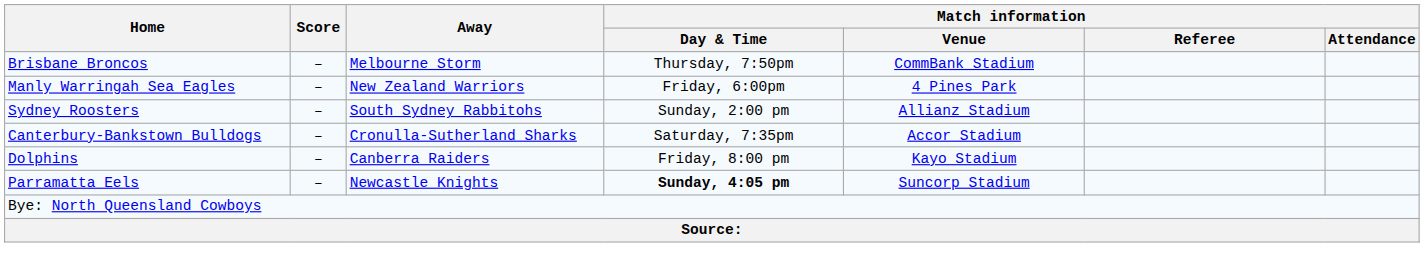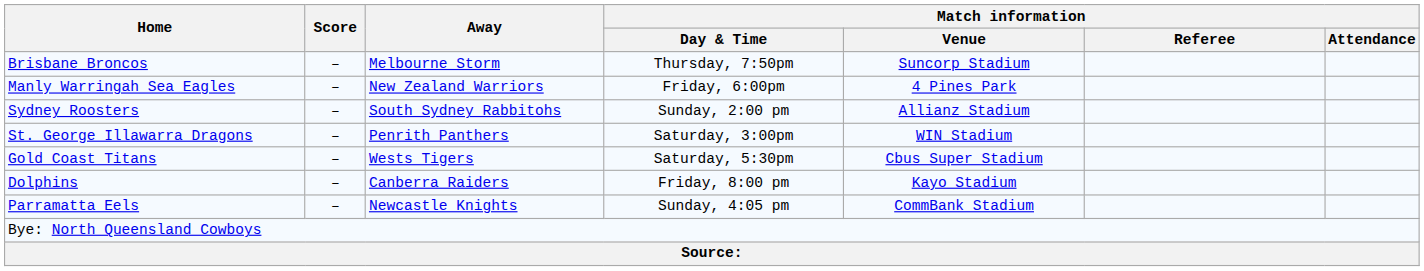(964, 64) CommBank Stadium -> (964, 64) Suncorp Stadium
+ row: (130, 135)
+ row: (82, 159)
- row: (135, 135)
(724, 183) bold -> (724, 206) normal
(964, 183) Suncorp Stadium -> (964, 206) CommBank Stadium
